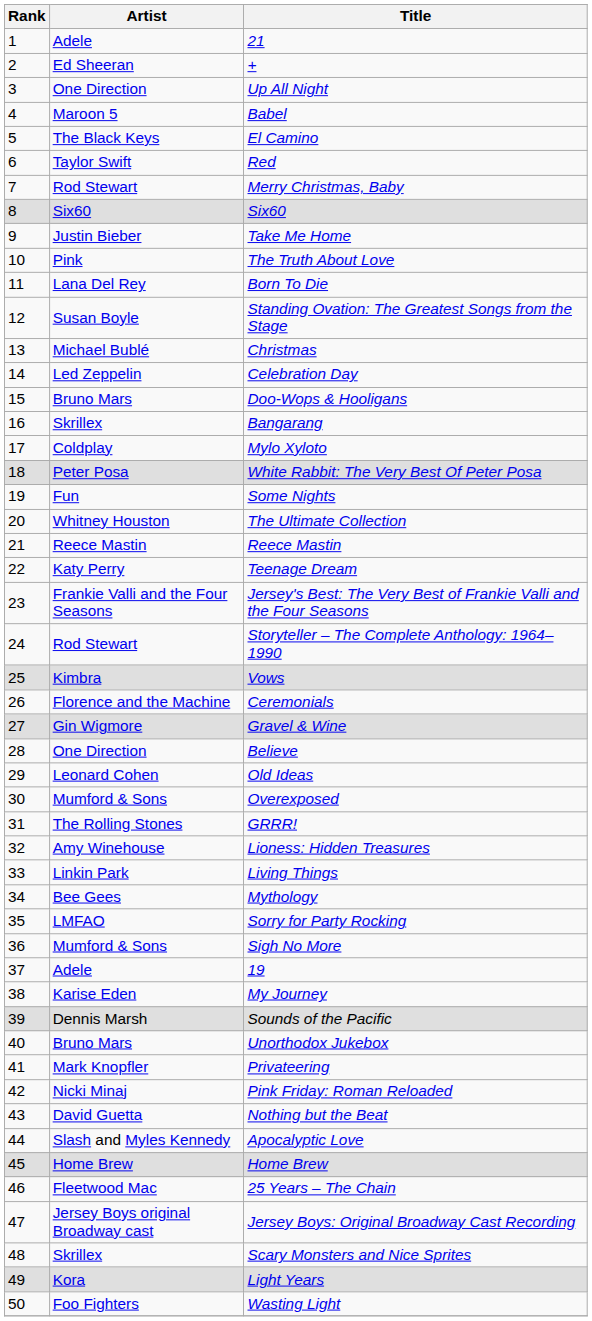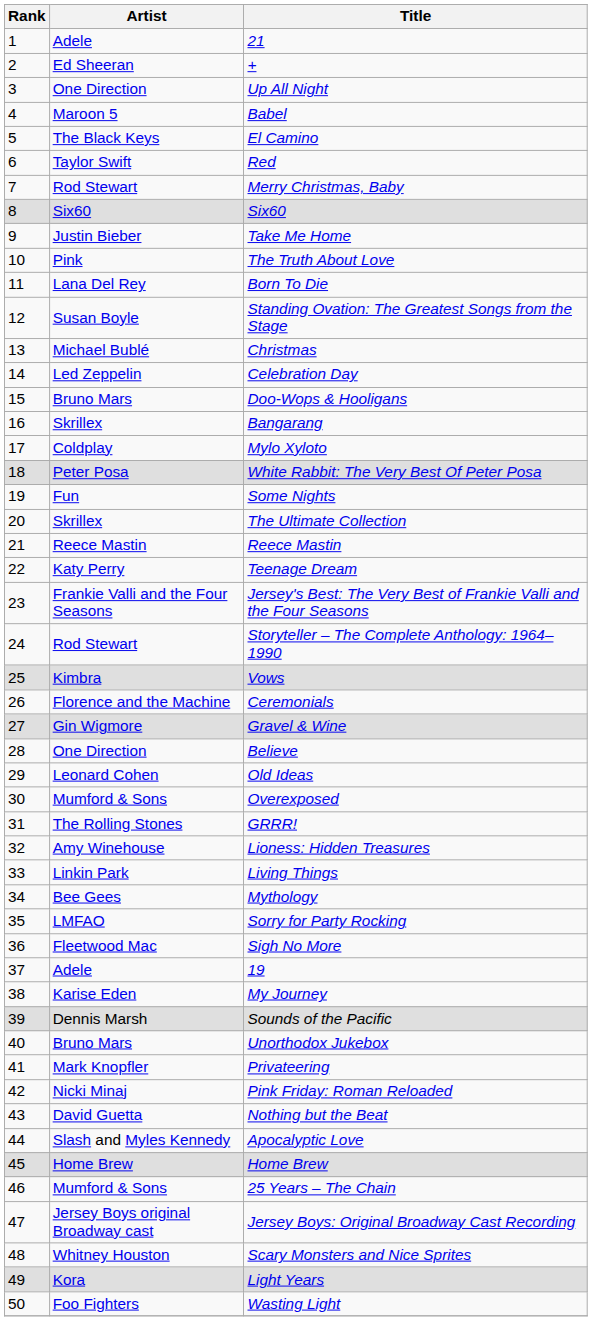(111, 521) Whitney Houston -> (77, 521) Skrillex
(110, 945) Mumford & Sons -> (105, 945) Fleetwood Mac
(105, 1189) Fleetwood Mac -> (110, 1189) Mumford & Sons
(77, 1255) Skrillex -> (111, 1255) Whitney Houston
